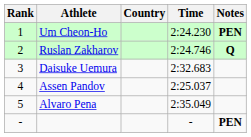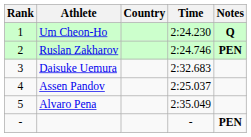(230, 31) PEN -> (230, 31) Q
(230, 50) Q -> (230, 50) PEN
